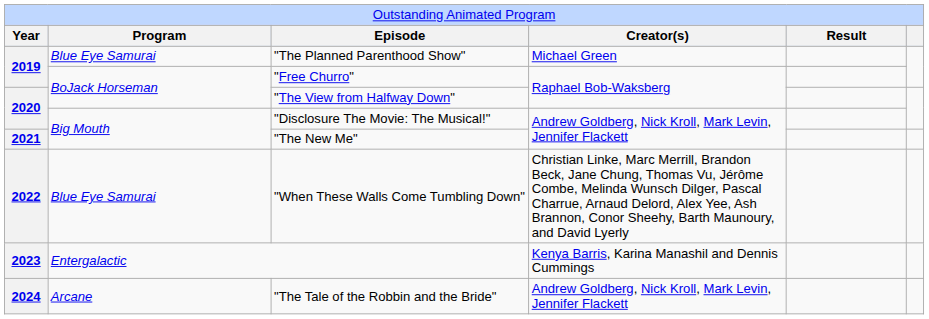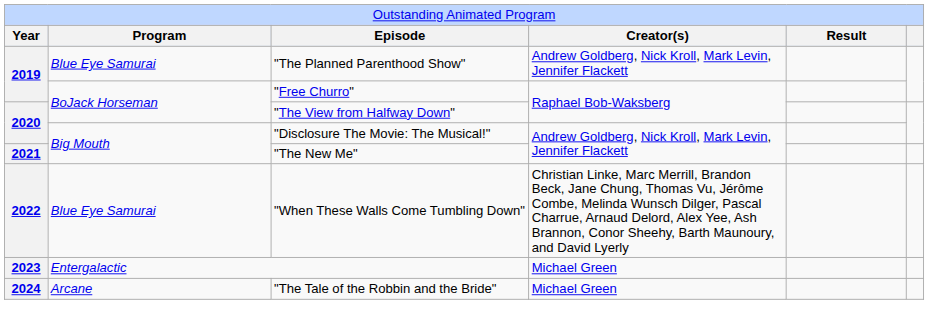(574, 57) Michael Green -> (651, 64) Andrew Goldberg, Nick Kroll, Mark Levin, Jennifer Flackett
(655, 261) Kenya Barris, Karina Manashil and Dennis Cummings -> (574, 268) Michael Green
(651, 296) Andrew Goldberg, Nick Kroll, Mark Levin, Jennifer Flackett -> (574, 289) Michael Green
